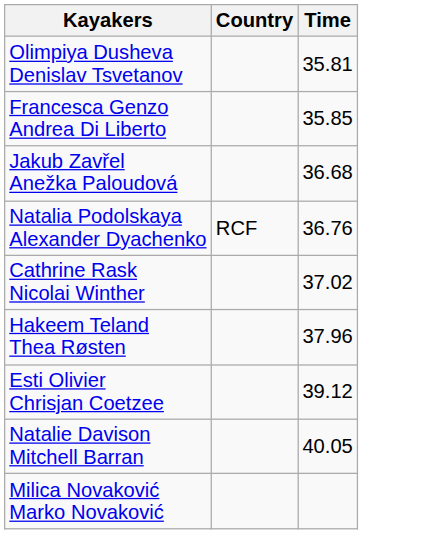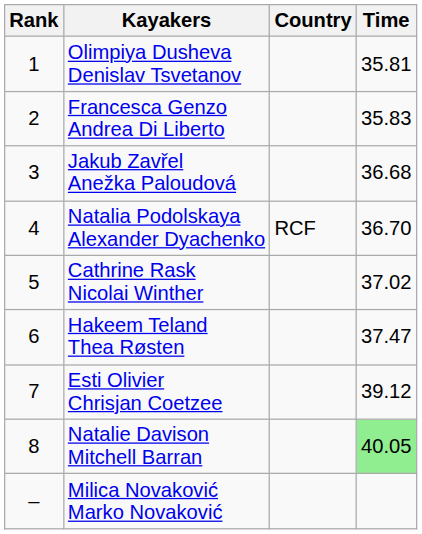+ column: (34, 20)
(328, 118) 35.85 -> (386, 118) 35.83
(328, 227) 36.76 -> (386, 227) 36.70
(328, 337) 37.96 -> (386, 337) 37.47
(328, 446) no background -> (386, 446) lightgreen background
